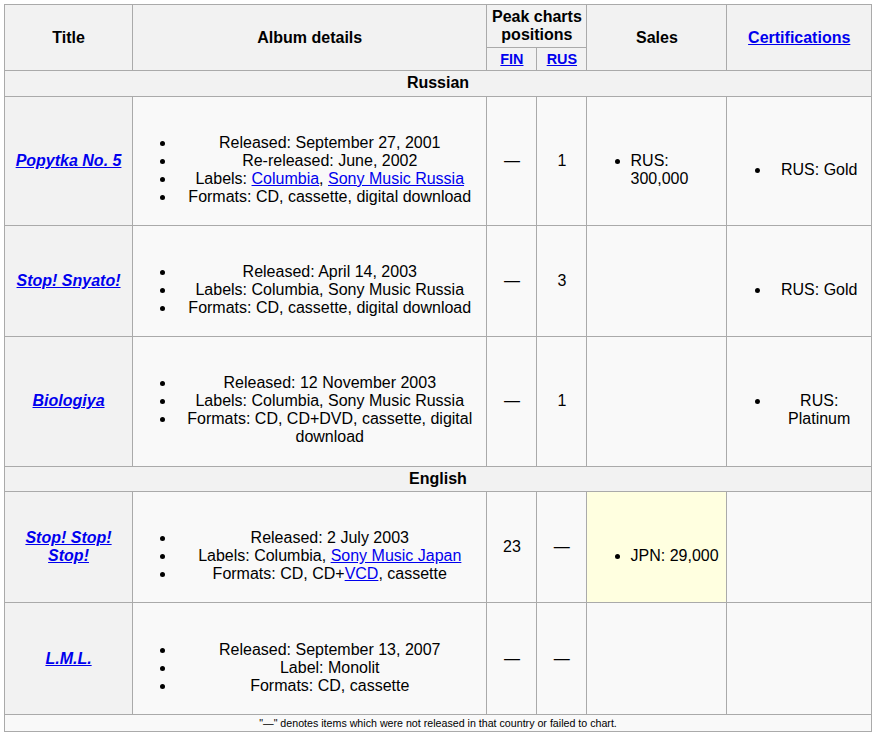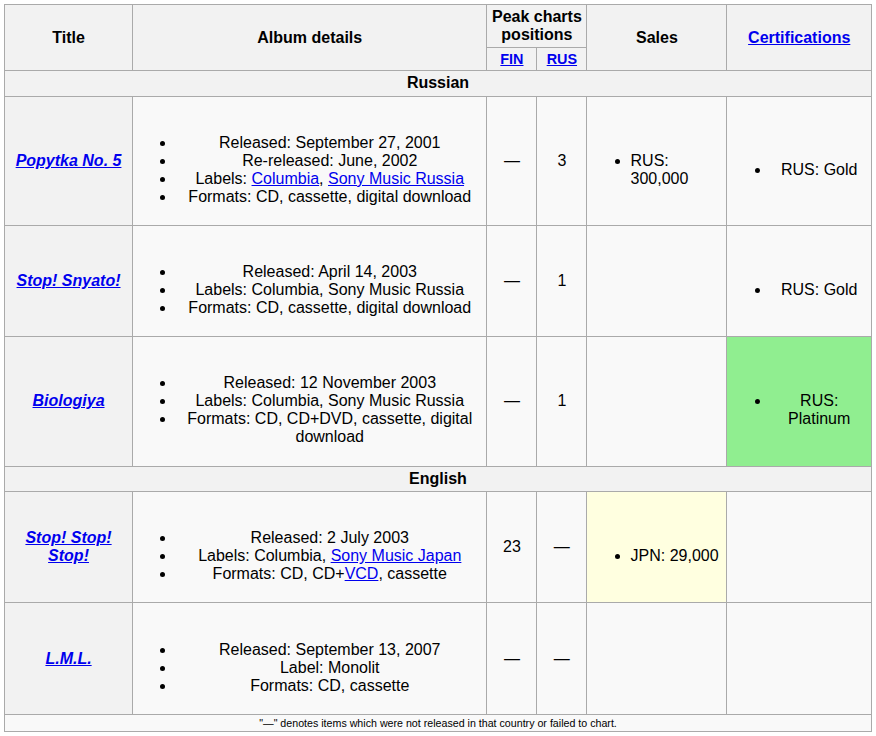(562, 160) 1 -> (562, 160) 3
(562, 281) 3 -> (562, 281) 1
(799, 410) no background -> (799, 410) lightgreen background
